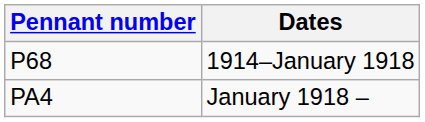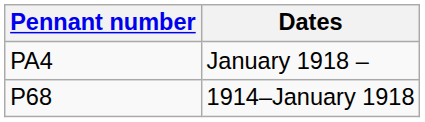rows swapped: (31, 60) <-> (32, 97)
